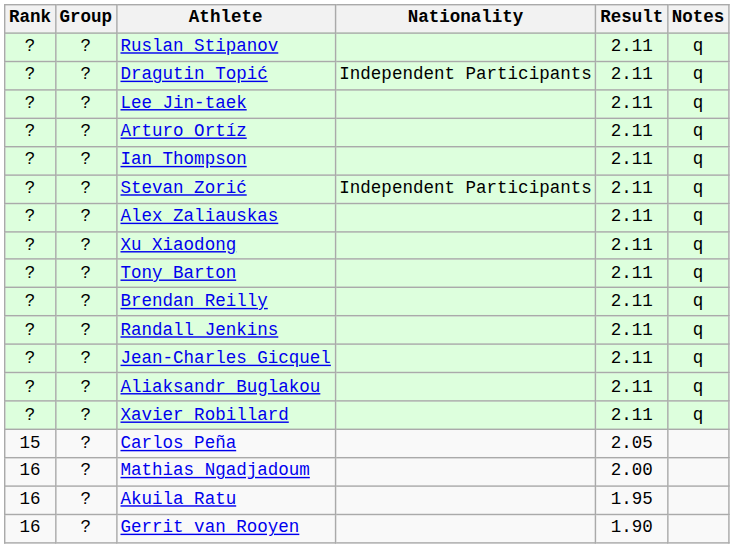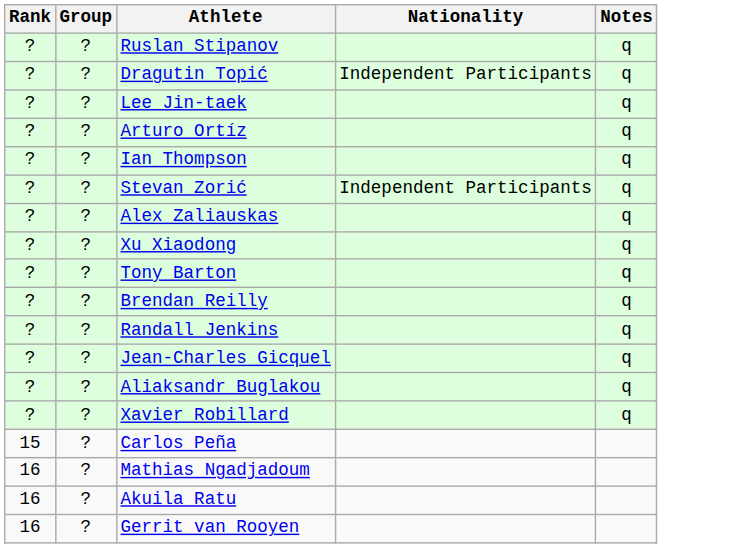- column: (632, 19)
